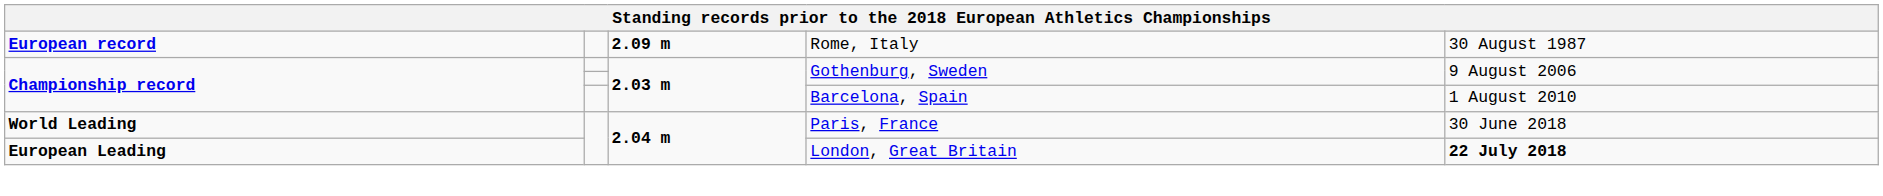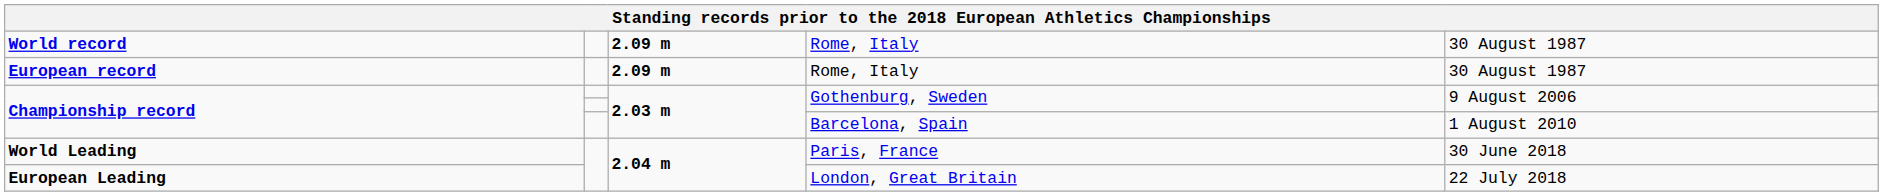+ row: (68, 45)
(1508, 151) bold -> (1508, 178) normal
